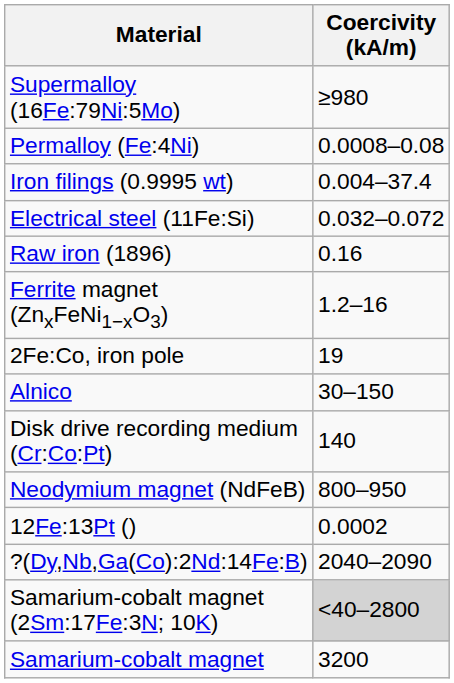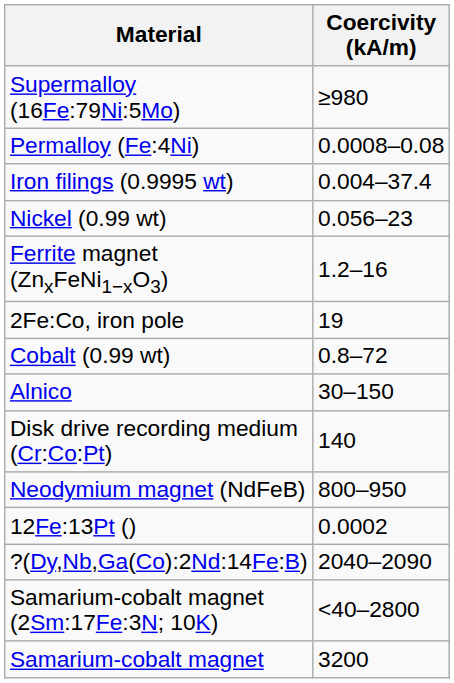- row: (132, 217)
- row: (91, 253)
+ row: (88, 217)
+ row: (90, 355)
(369, 610) lightgrey background -> (369, 610) no background
